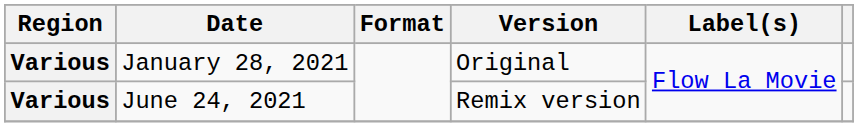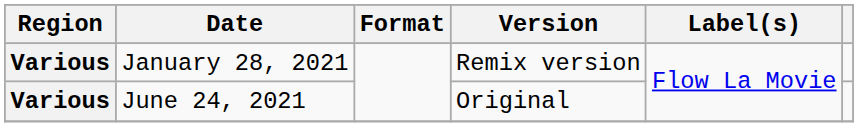(513, 63) Original -> (548, 63) Remix version
(548, 101) Remix version -> (513, 101) Original
